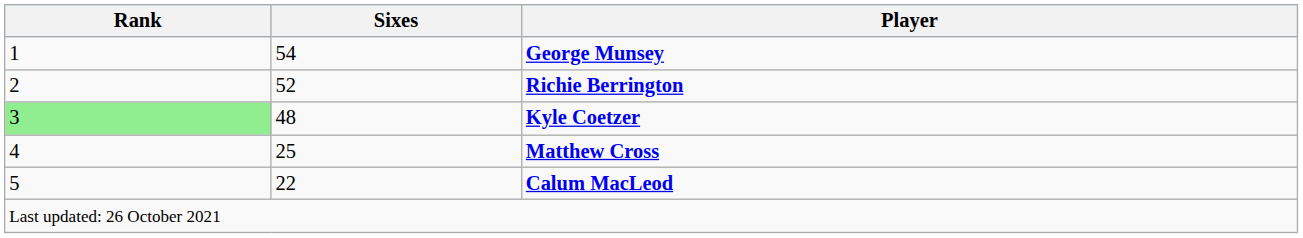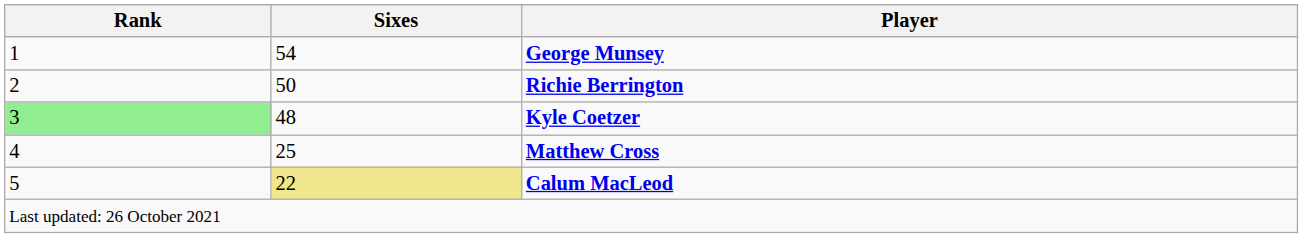(286, 85) 52 -> (286, 85) 50
(286, 183) no background -> (286, 183) khaki background
